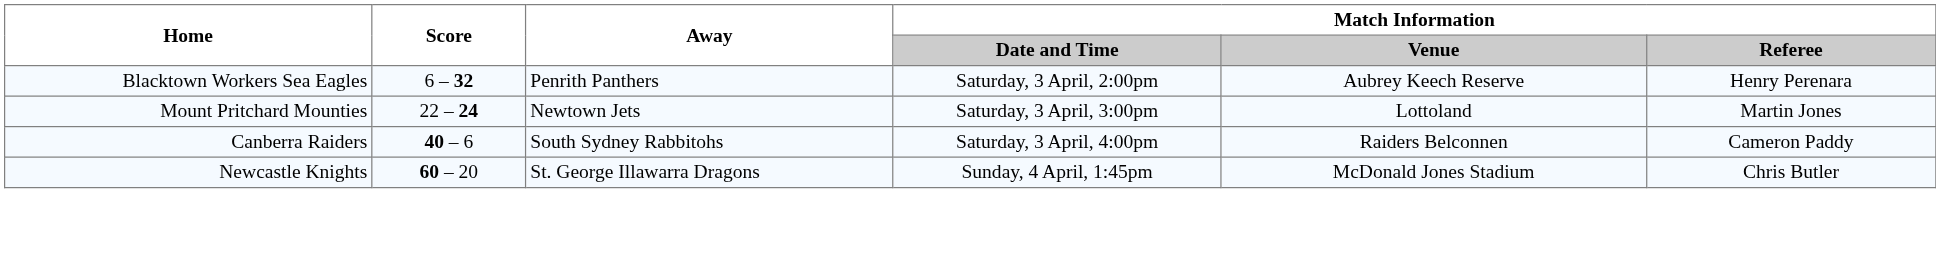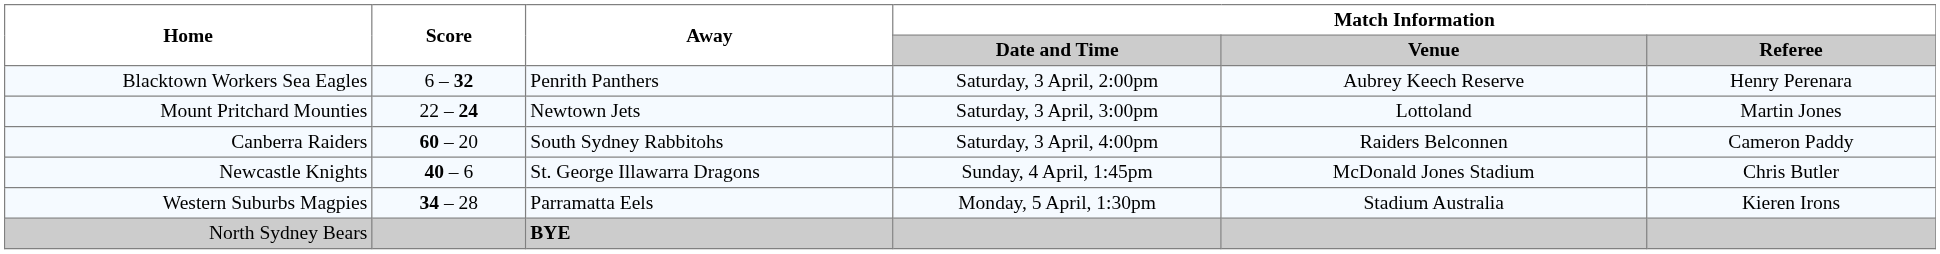(449, 141) 40 – 6 -> (449, 141) 60 – 20
(449, 172) 60 – 20 -> (449, 172) 40 – 6
+ row: (265, 202)
+ row: (288, 233)
